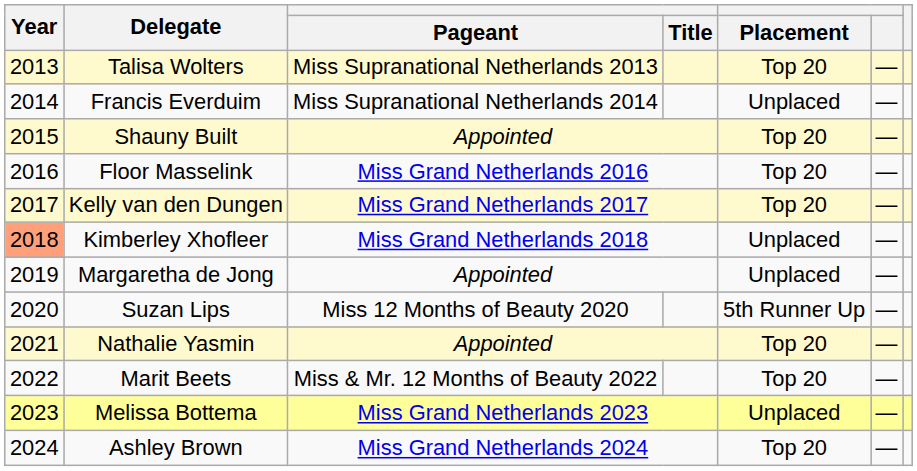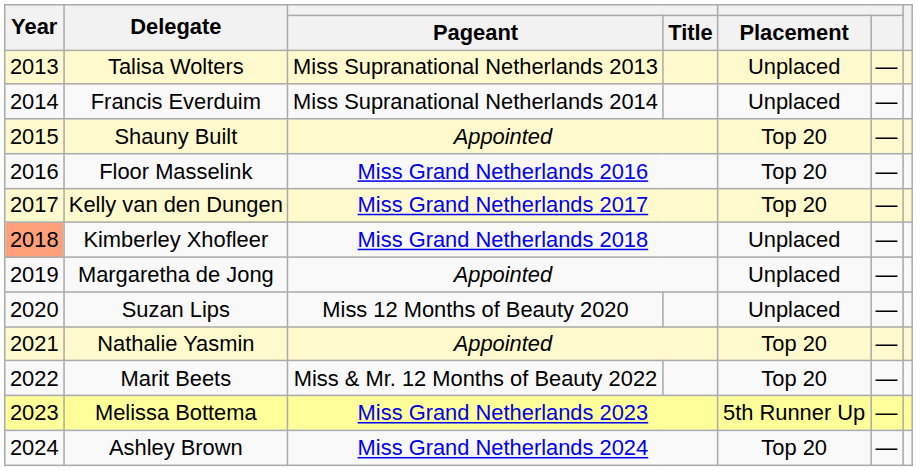(794, 67) Top 20 -> (794, 67) Unplaced
(794, 309) 5th Runner Up -> (794, 309) Unplaced
(794, 413) Unplaced -> (794, 413) 5th Runner Up
